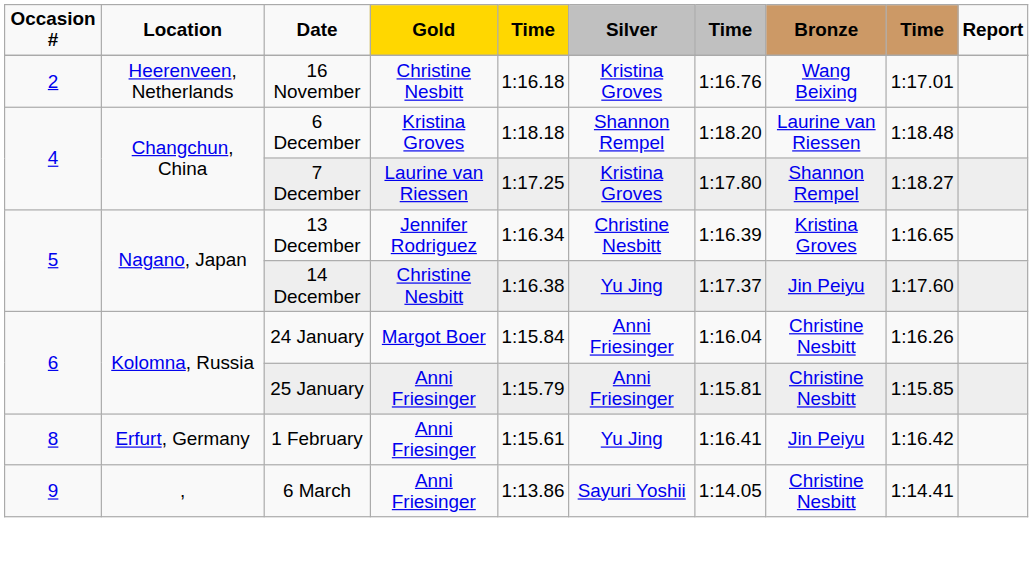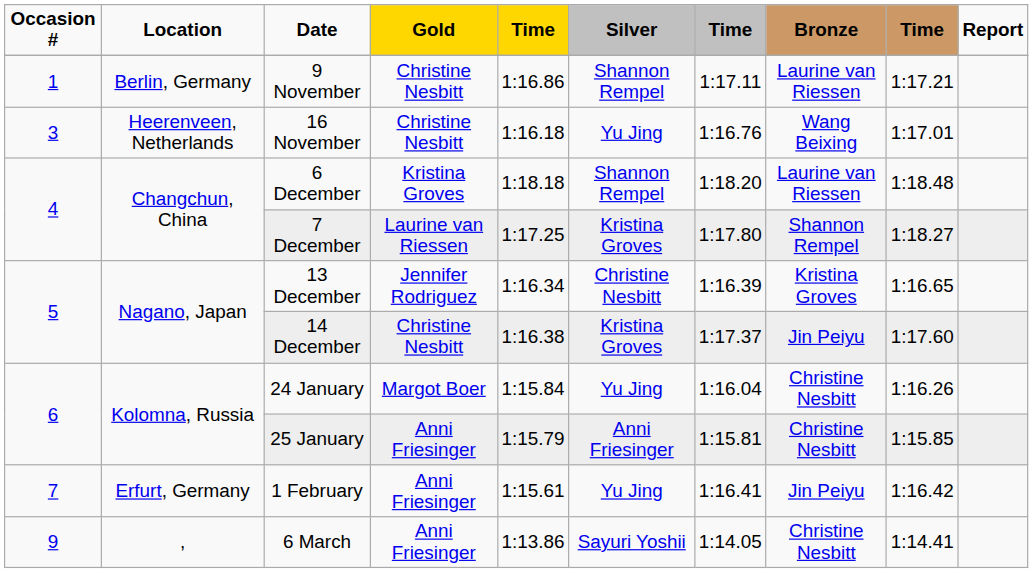+ row: (317, 81)
(53, 81) 2 -> (53, 132) 3
(632, 81) Kristina Groves -> (632, 132) Yu Jing
(632, 286) Yu Jing -> (632, 337) Kristina Groves
(632, 337) Anni Friesinger -> (632, 388) Yu Jing
(53, 439) 8 -> (53, 490) 7
